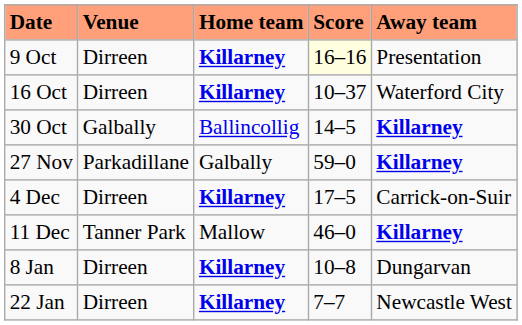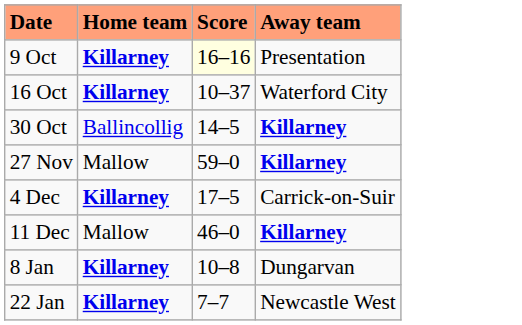- column: (111, 21)
(236, 162) Galbally -> (116, 162) Mallow
